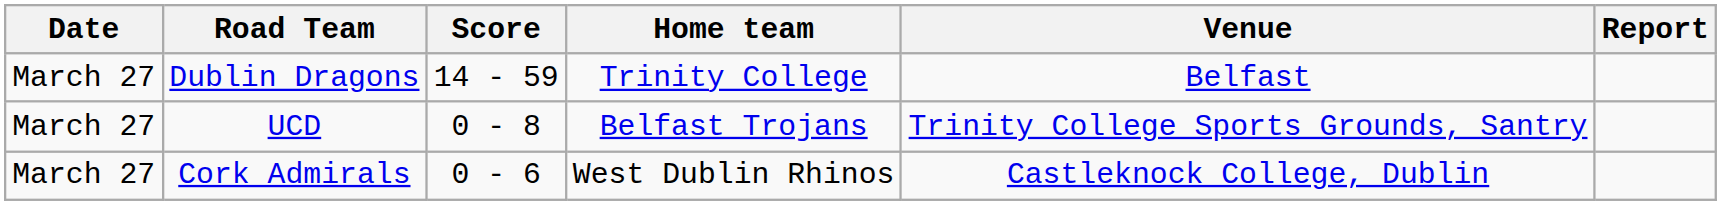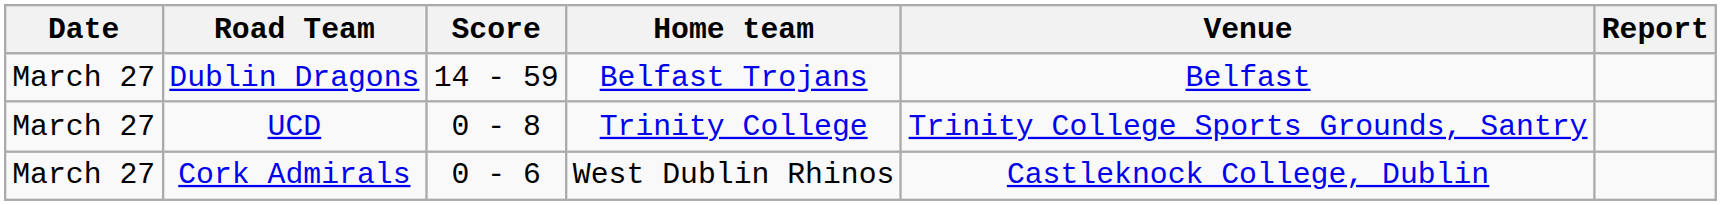(734, 78) Trinity College -> (734, 78) Belfast Trojans
(734, 126) Belfast Trojans -> (734, 126) Trinity College
